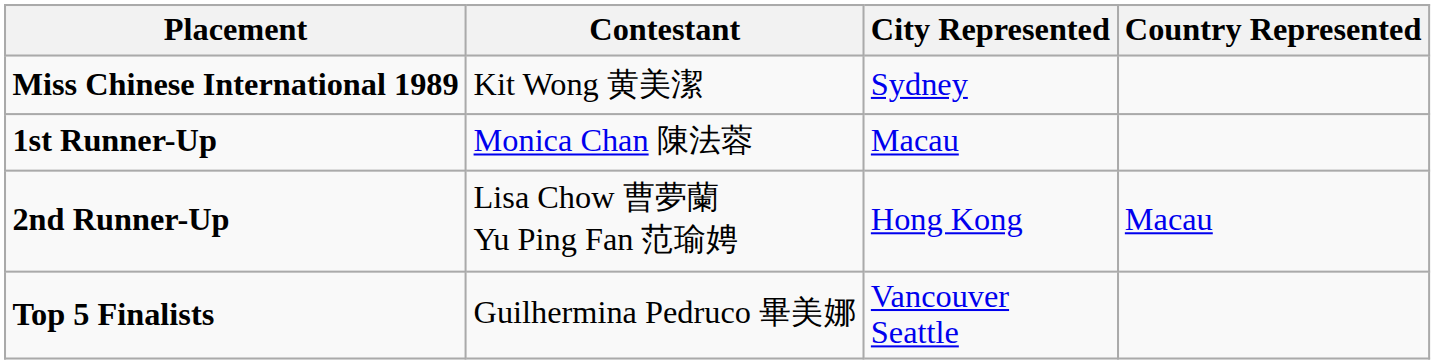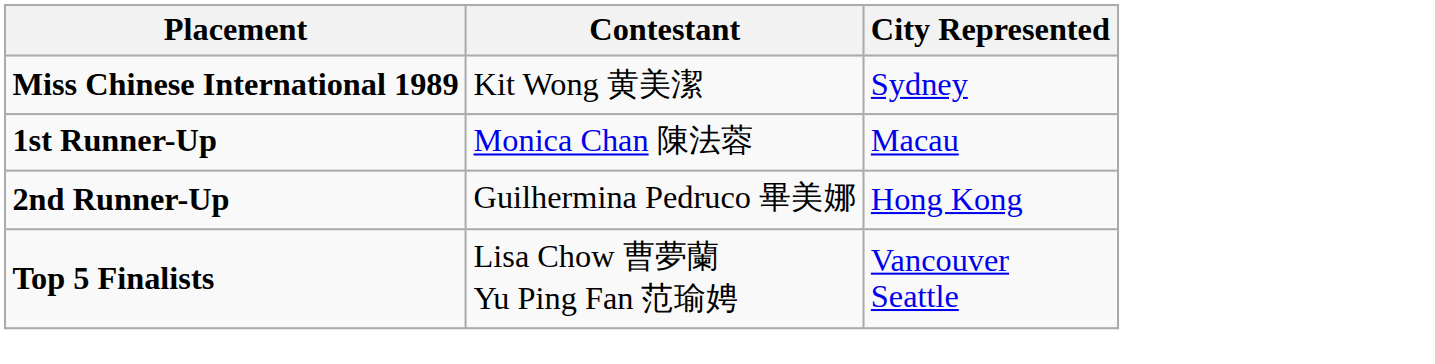- column: (1273, 30)
(606, 219) Lisa Chow 曹夢蘭 Yu Ping Fan 范瑜娉 -> (665, 198) Guilhermina Pedruco 畢美娜
(665, 312) Guilhermina Pedruco 畢美娜 -> (606, 276) Lisa Chow 曹夢蘭 Yu Ping Fan 范瑜娉
